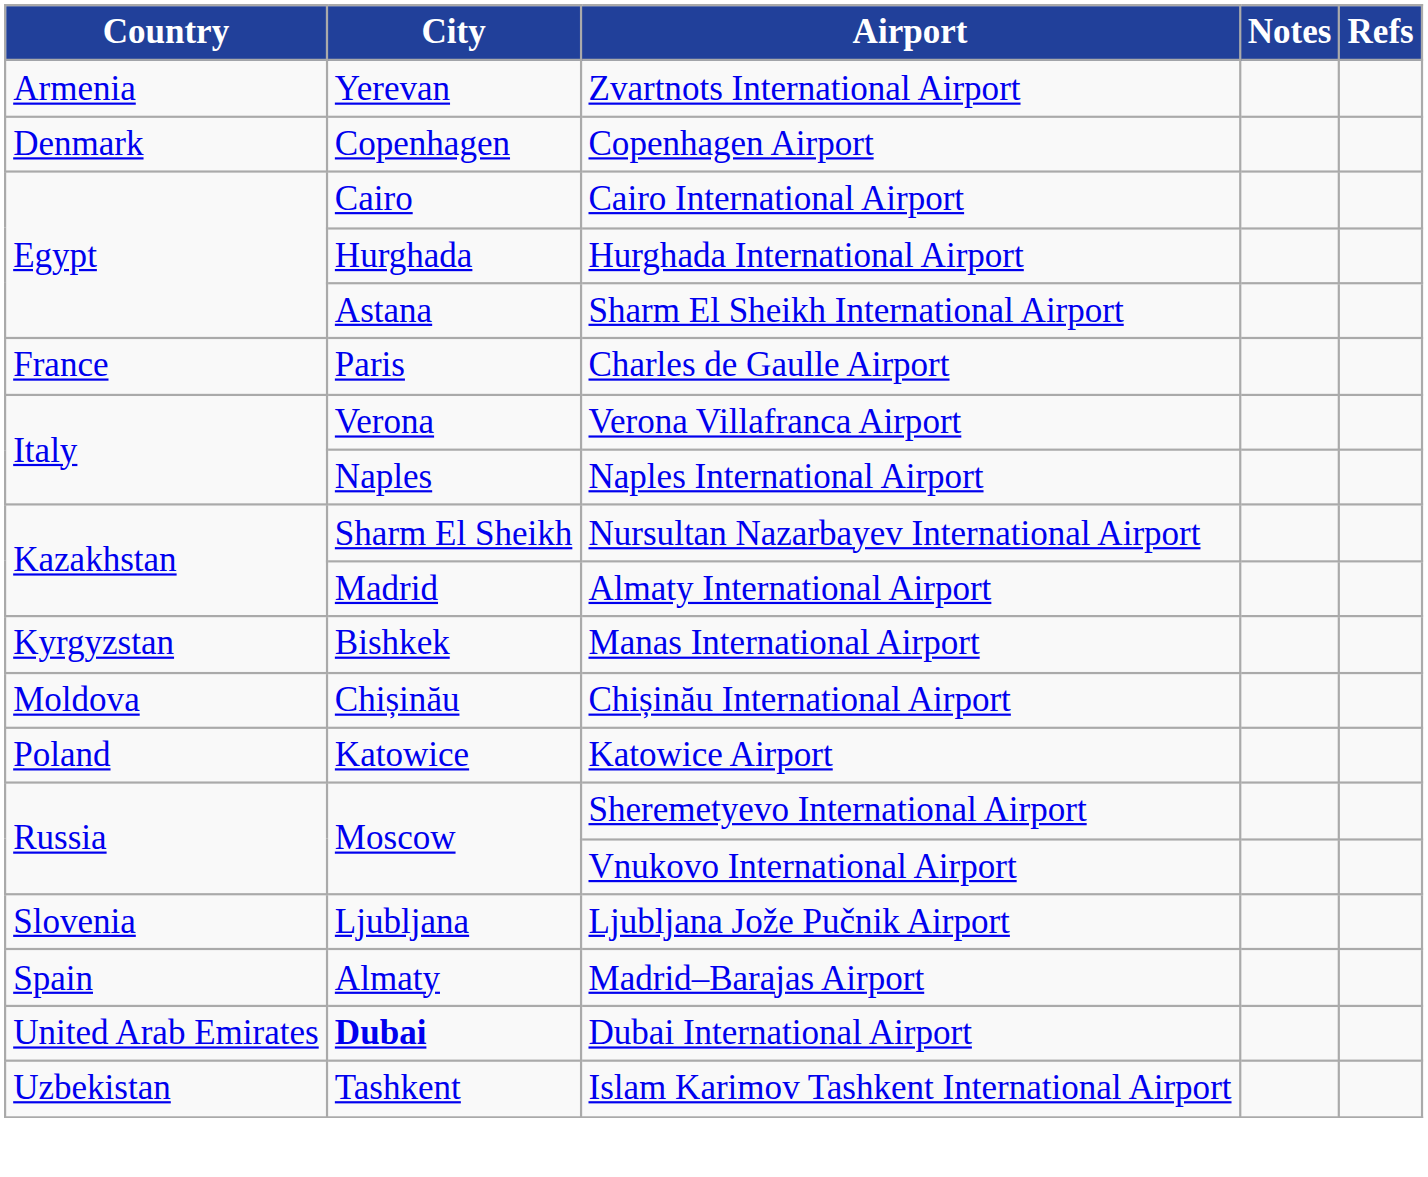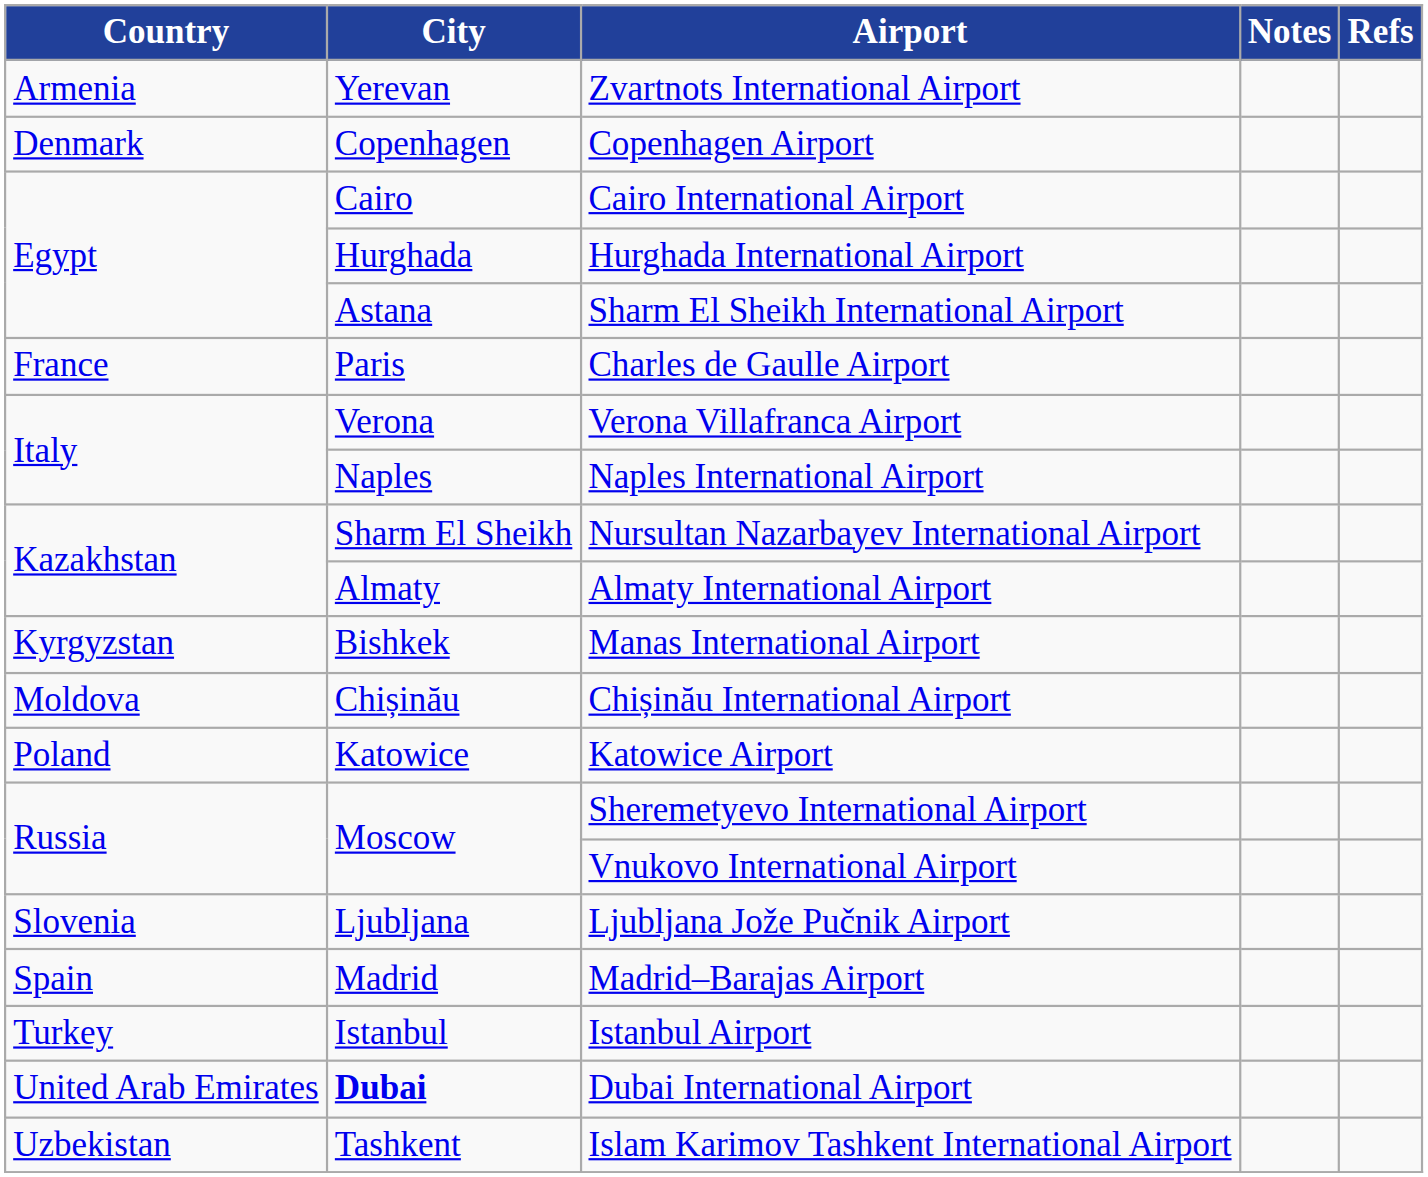(386, 587) Madrid -> (387, 587) Almaty
(387, 976) Almaty -> (386, 976) Madrid
+ row: (700, 1032)
